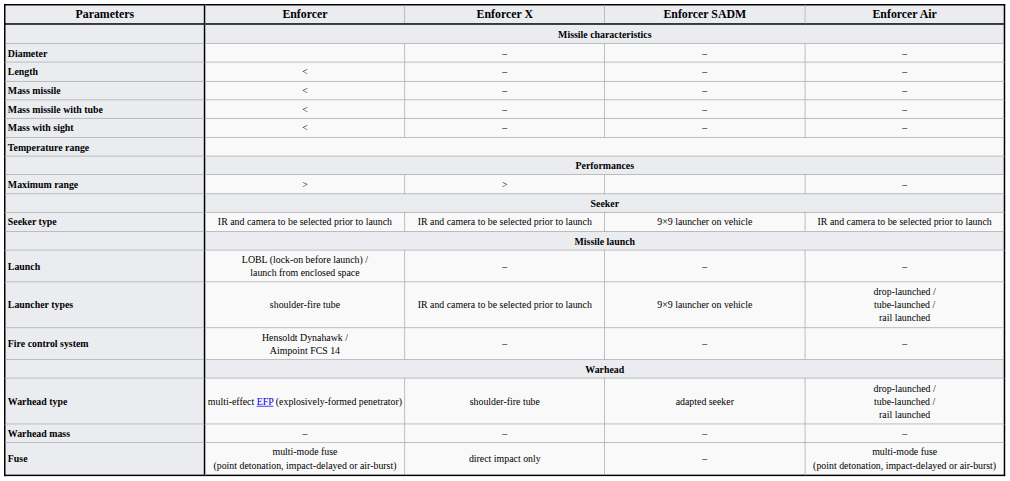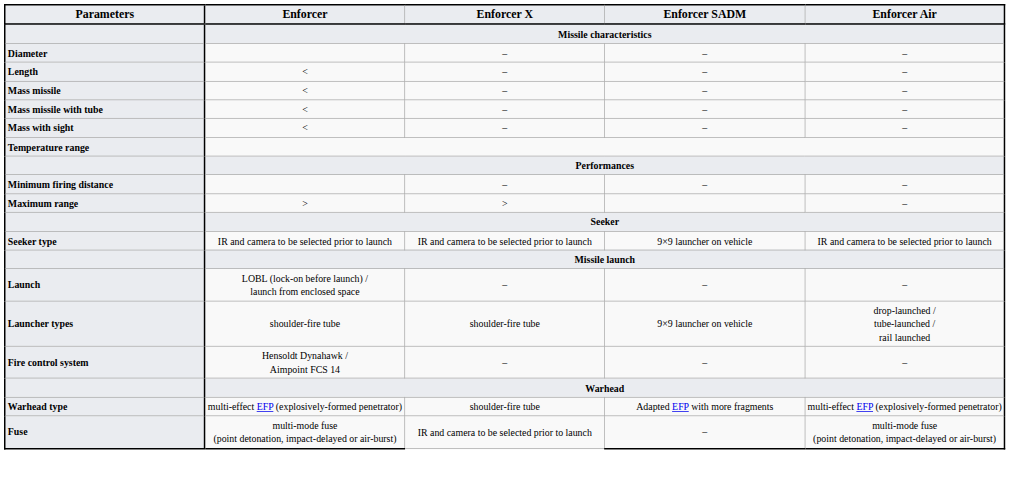+ row: (60, 184)
(505, 305) IR and camera to be selected prior to launch -> (505, 324) shoulder-fire tube
(705, 401) adapted seeker -> (705, 407) Adapted EFP with more fragments
(905, 401) drop-launched / tube-launched / rail launched -> (905, 407) multi-effect EFP (explosively-formed penetrator)
- row: (39, 433)
(505, 459) direct impact only -> (505, 433) IR and camera to be selected prior to launch
